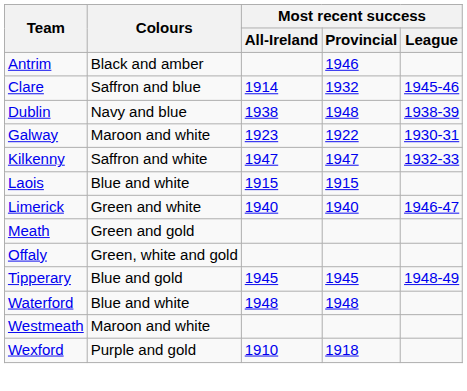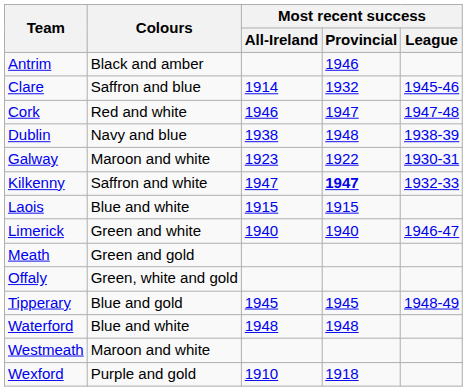+ row: (24, 111)
(342, 159) normal -> (342, 183) bold
